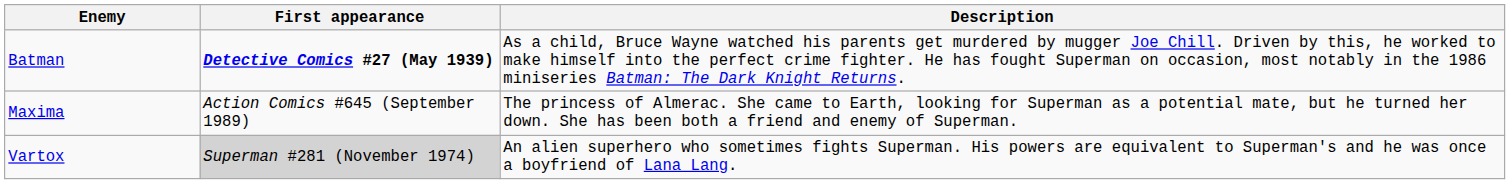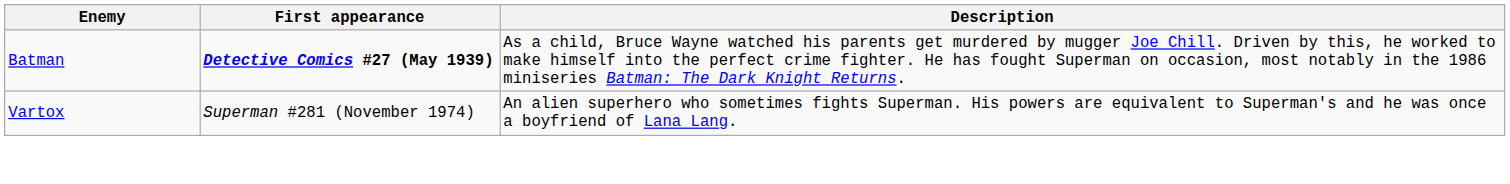- row: (36, 113)
(339, 157) lightgrey background -> (339, 113) no background
